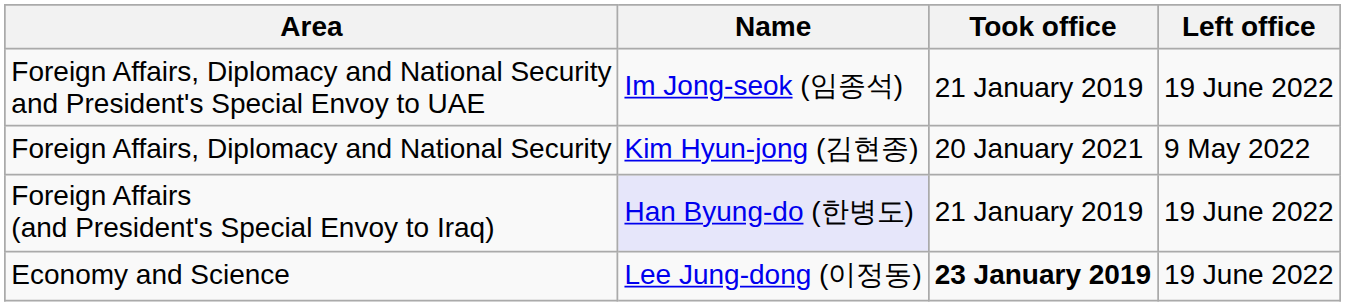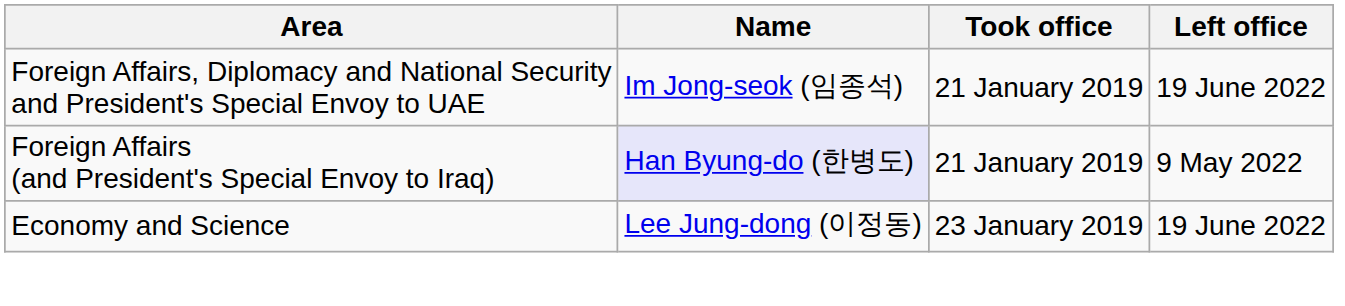- row: (311, 149)
(1249, 212) 19 June 2022 -> (1229, 162) 9 May 2022
(1043, 275) bold -> (1039, 225) normal
